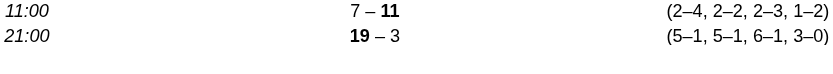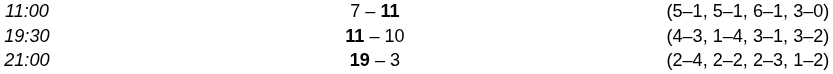(748, 11) (2–4, 2–2, 2–3, 1–2) -> (748, 11) (5–1, 5–1, 6–1, 3–0)
+ row: (27, 35)
(748, 35) (5–1, 5–1, 6–1, 3–0) -> (748, 60) (2–4, 2–2, 2–3, 1–2)
